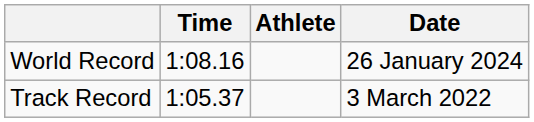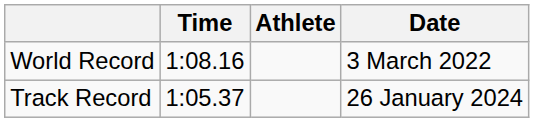(435, 60) 26 January 2024 -> (419, 60) 3 March 2022
(419, 98) 3 March 2022 -> (435, 98) 26 January 2024
